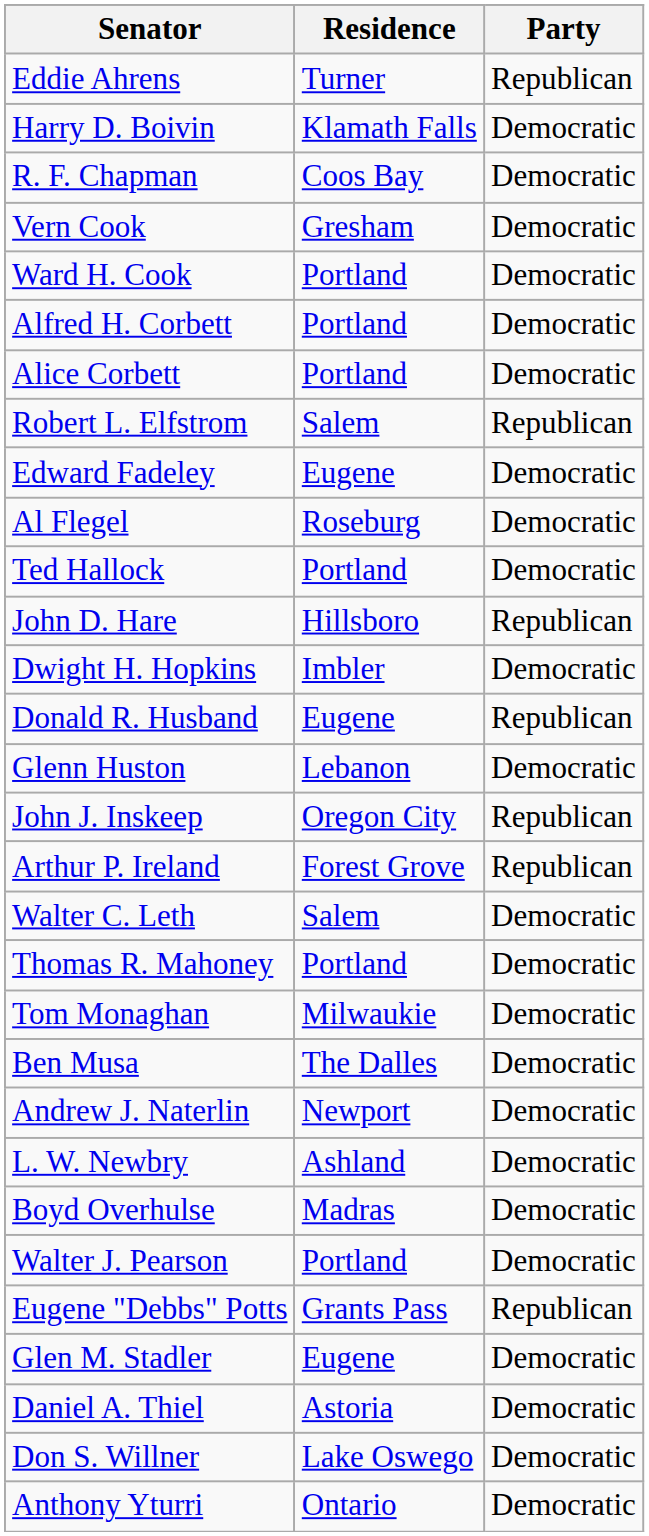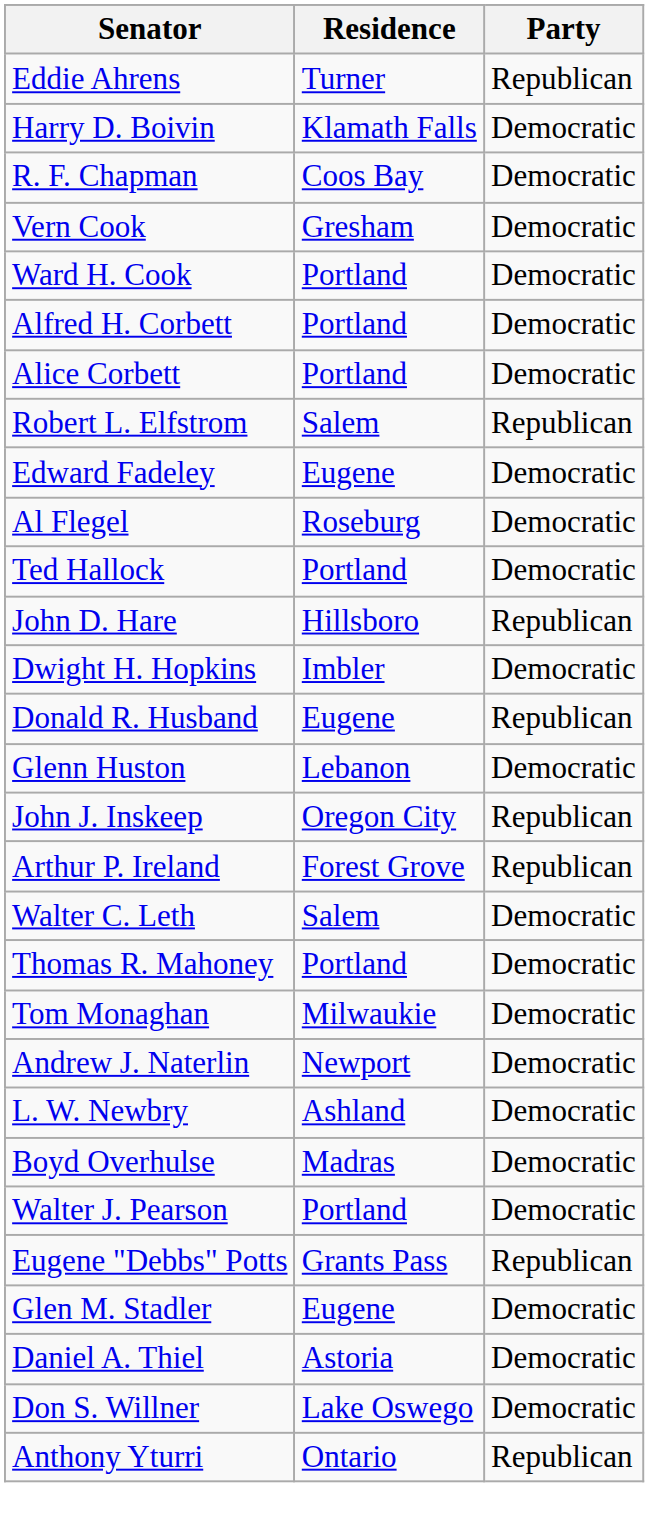- row: (75, 1062)
(564, 1505) Democratic -> (562, 1456) Republican
